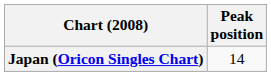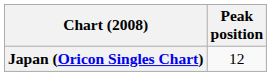(237, 58) 14 -> (237, 58) 12
